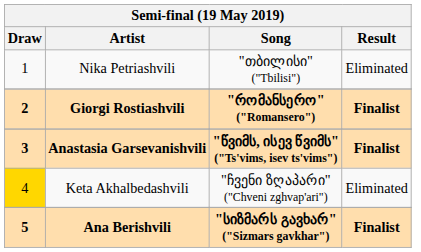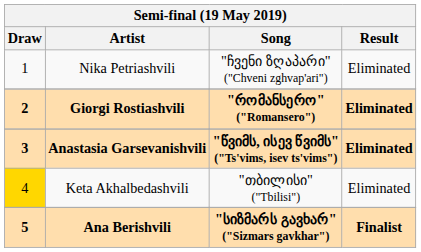(276, 69) "თბილისი" ("Tbilisi") -> (276, 69) "ჩვენი ზღაპარი" ("Chveni zghvap'ari")
(377, 108) Finalist -> (379, 108) Eliminated
(377, 148) Finalist -> (379, 148) Eliminated
(276, 188) "ჩვენი ზღაპარი" ("Chveni zghvap'ari") -> (276, 188) "თბილისი" ("Tbilisi")
